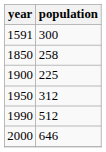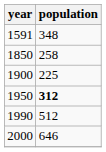(48, 34) 300 -> (48, 34) 348
(48, 95) normal -> (48, 95) bold
